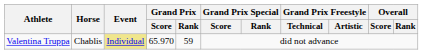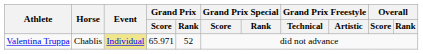(161, 42) 65.970 -> (161, 42) 65.971
(188, 42) 59 -> (188, 42) 52
